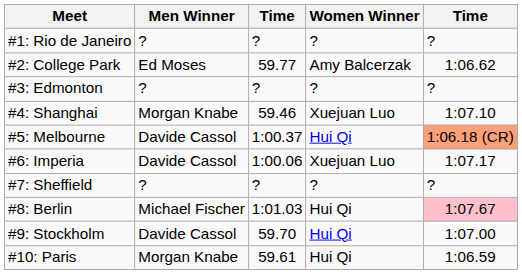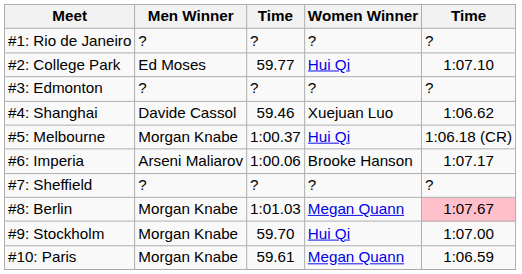(360, 64) Amy Balcerzak -> (329, 64) Hui Qi
(470, 64) 1:06.62 -> (469, 64) 1:07.10
(188, 112) Morgan Knabe -> (187, 112) Davide Cassol
(470, 112) 1:07.10 -> (469, 112) 1:06.62
(187, 137) Davide Cassol -> (188, 137) Morgan Knabe
(470, 137) lightsalmon background -> (469, 137) no background
(187, 161) Davide Cassol -> (191, 161) Arseni Maliarov
(352, 161) Xuejuan Luo -> (360, 161) Brooke Hanson
(192, 209) Michael Fischer -> (188, 209) Morgan Knabe
(331, 209) Hui Qi -> (356, 209) Megan Quann
(187, 233) Davide Cassol -> (188, 233) Morgan Knabe
(331, 257) Hui Qi -> (356, 257) Megan Quann
